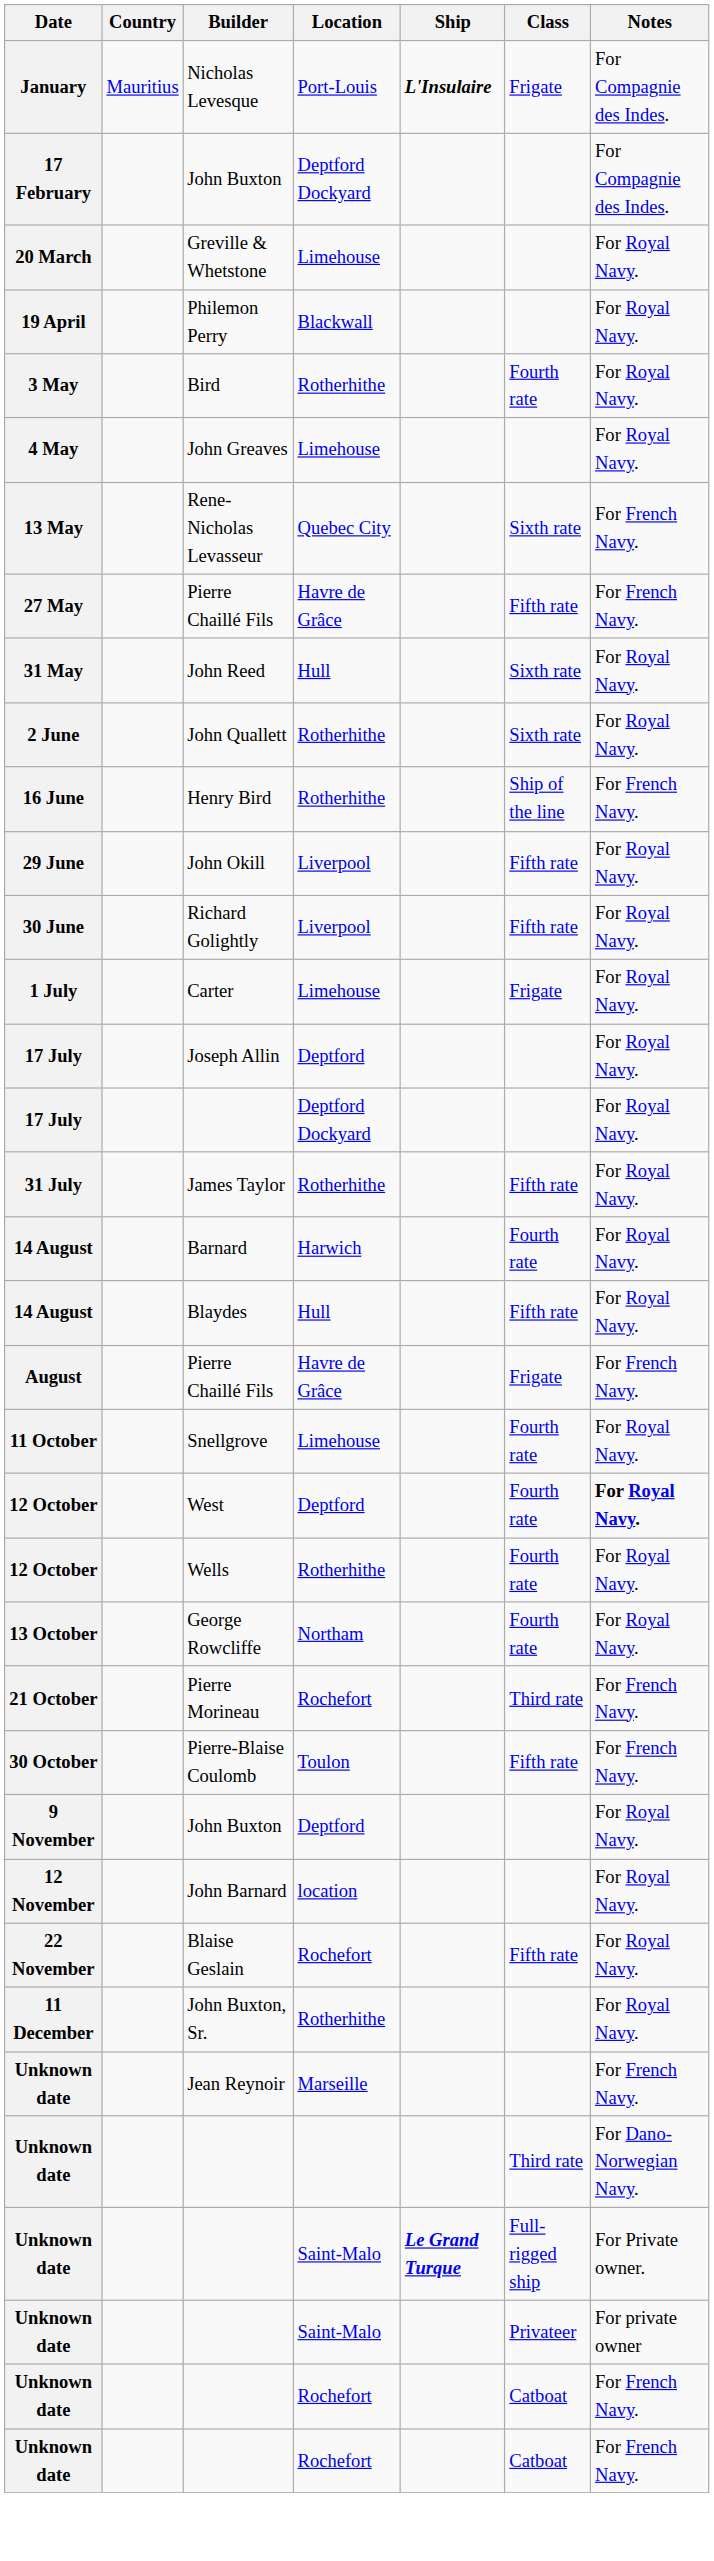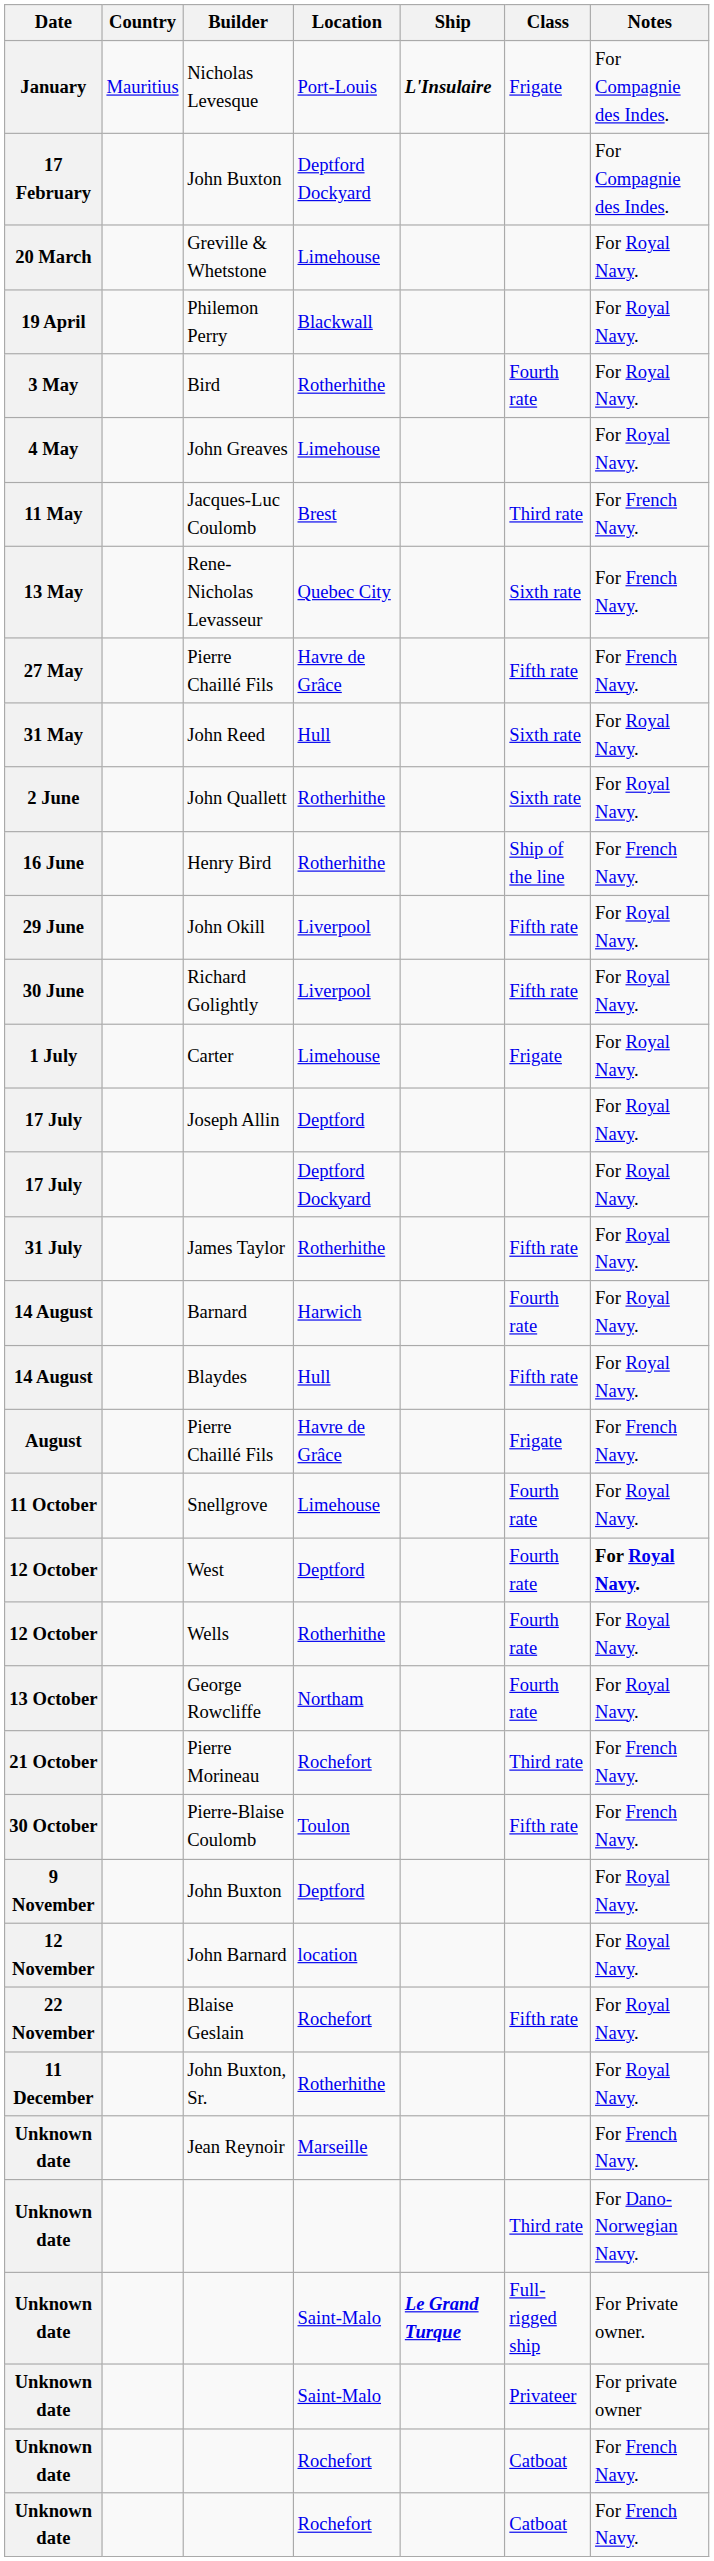+ row: (234, 514)
